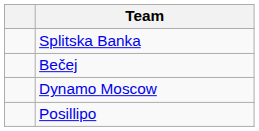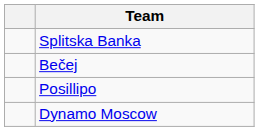rows swapped: (98, 89) <-> (68, 114)
